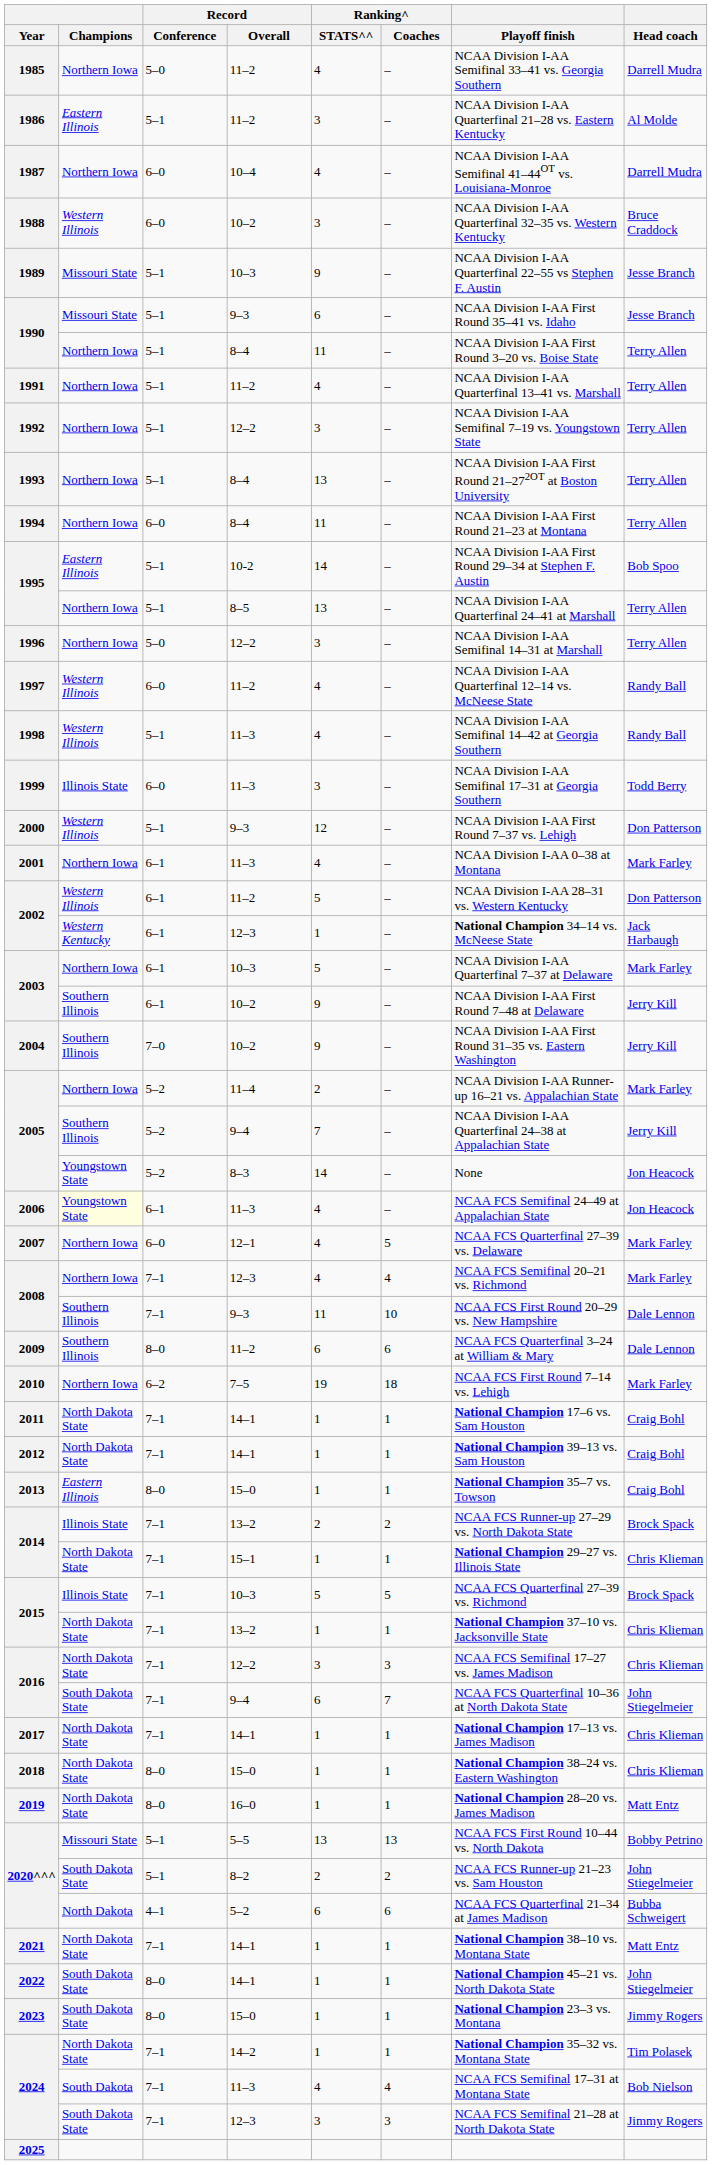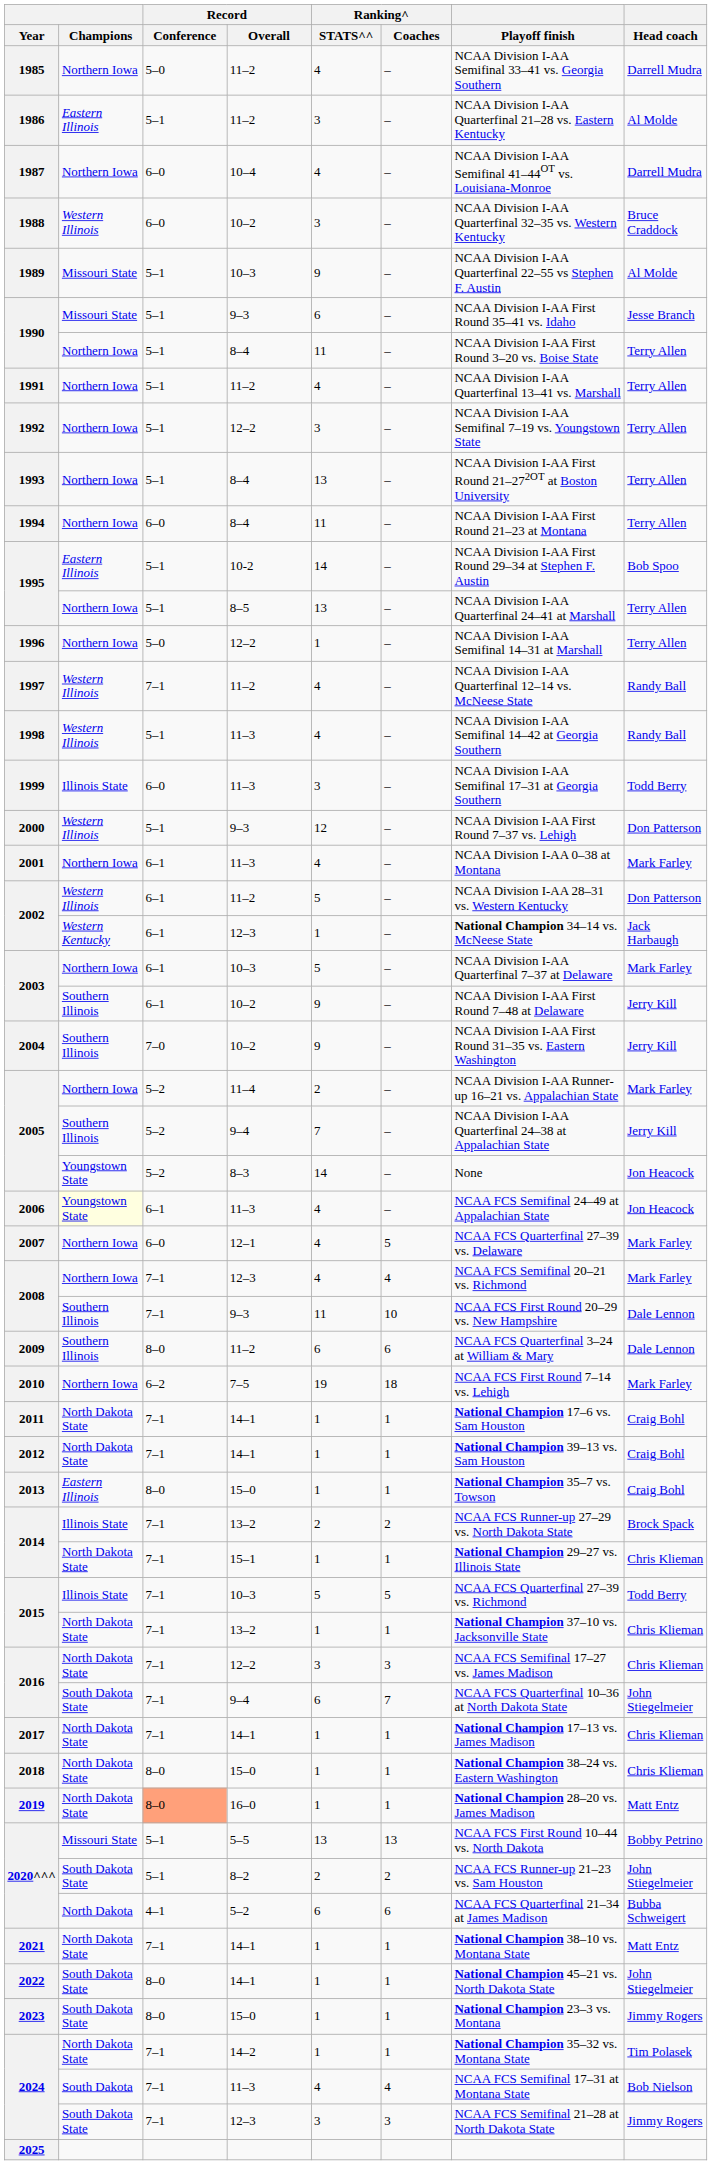(661, 272) Jesse Branch -> (652, 272) Al Molde
(317, 643) 3 -> (317, 643) 1
(155, 685) 6–0 -> (155, 685) 7–1
(661, 1594) Brock Spack -> (657, 1594) Todd Berry
(155, 1805) no background -> (155, 1805) lightsalmon background
